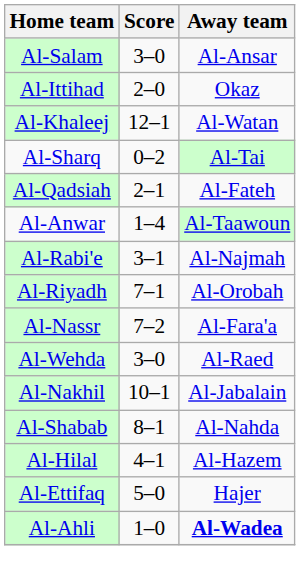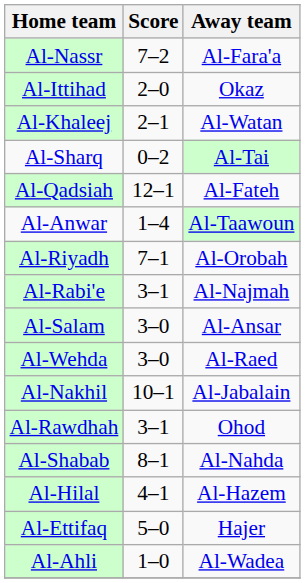rows swapped: (62, 325) <-> (62, 55)
(149, 122) 12–1 -> (153, 122) 2–1
(149, 190) 2–1 -> (153, 190) 12–1
rows swapped: (62, 257) <-> (62, 291)
+ row: (64, 426)
(237, 527) bold -> (241, 561) normal
